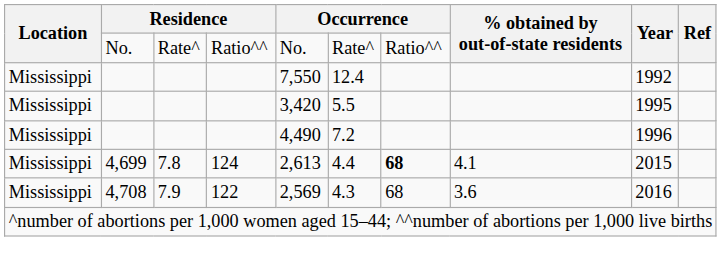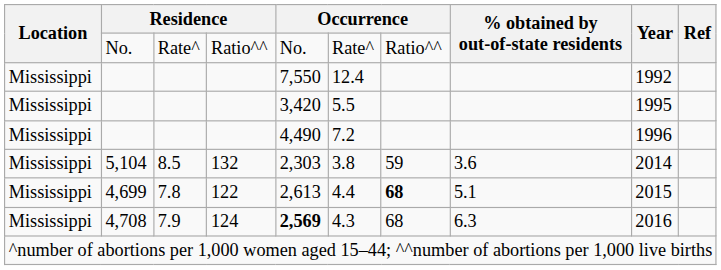+ row: (126, 163)
(225, 163) 124 -> (225, 192) 122
(465, 163) 4.1 -> (465, 192) 5.1
(225, 192) 122 -> (225, 221) 124
(300, 192) normal -> (300, 221) bold
(465, 192) 3.6 -> (465, 221) 6.3
